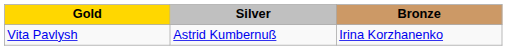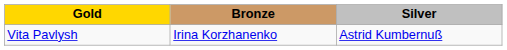columns swapped: (253, 14) <-> (419, 14)
